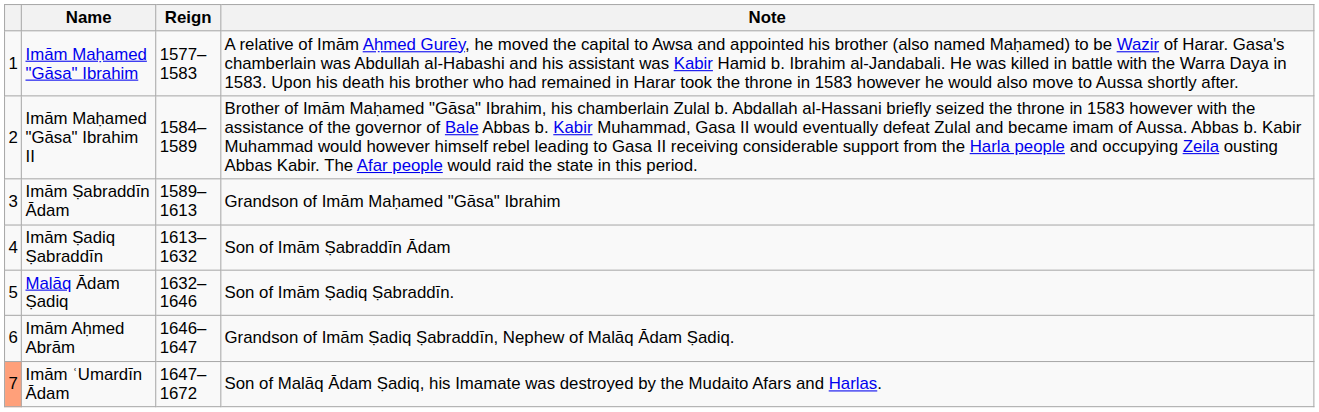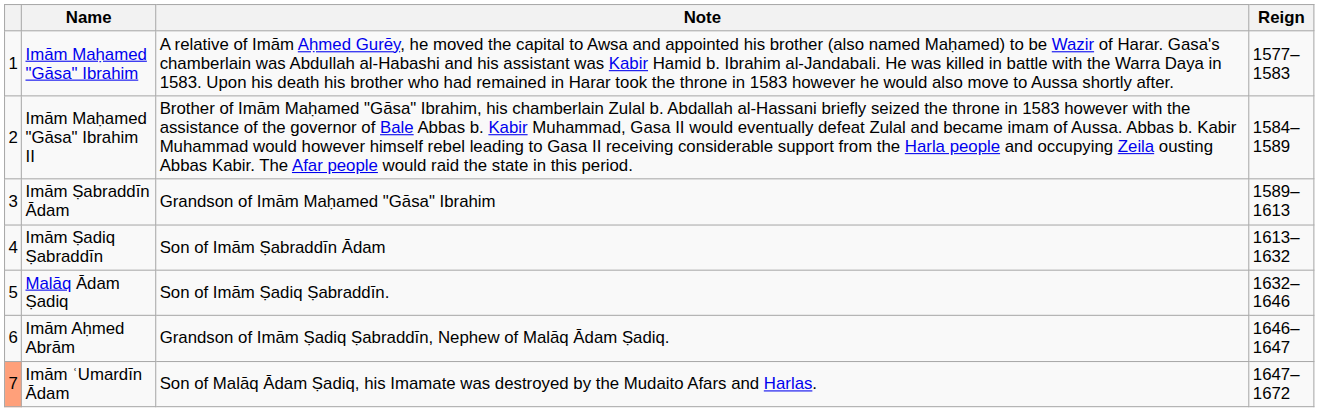columns swapped: (188, 17) <-> (767, 17)
